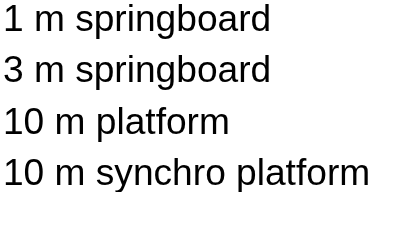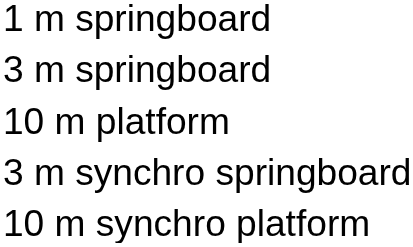+ row: (207, 172)
